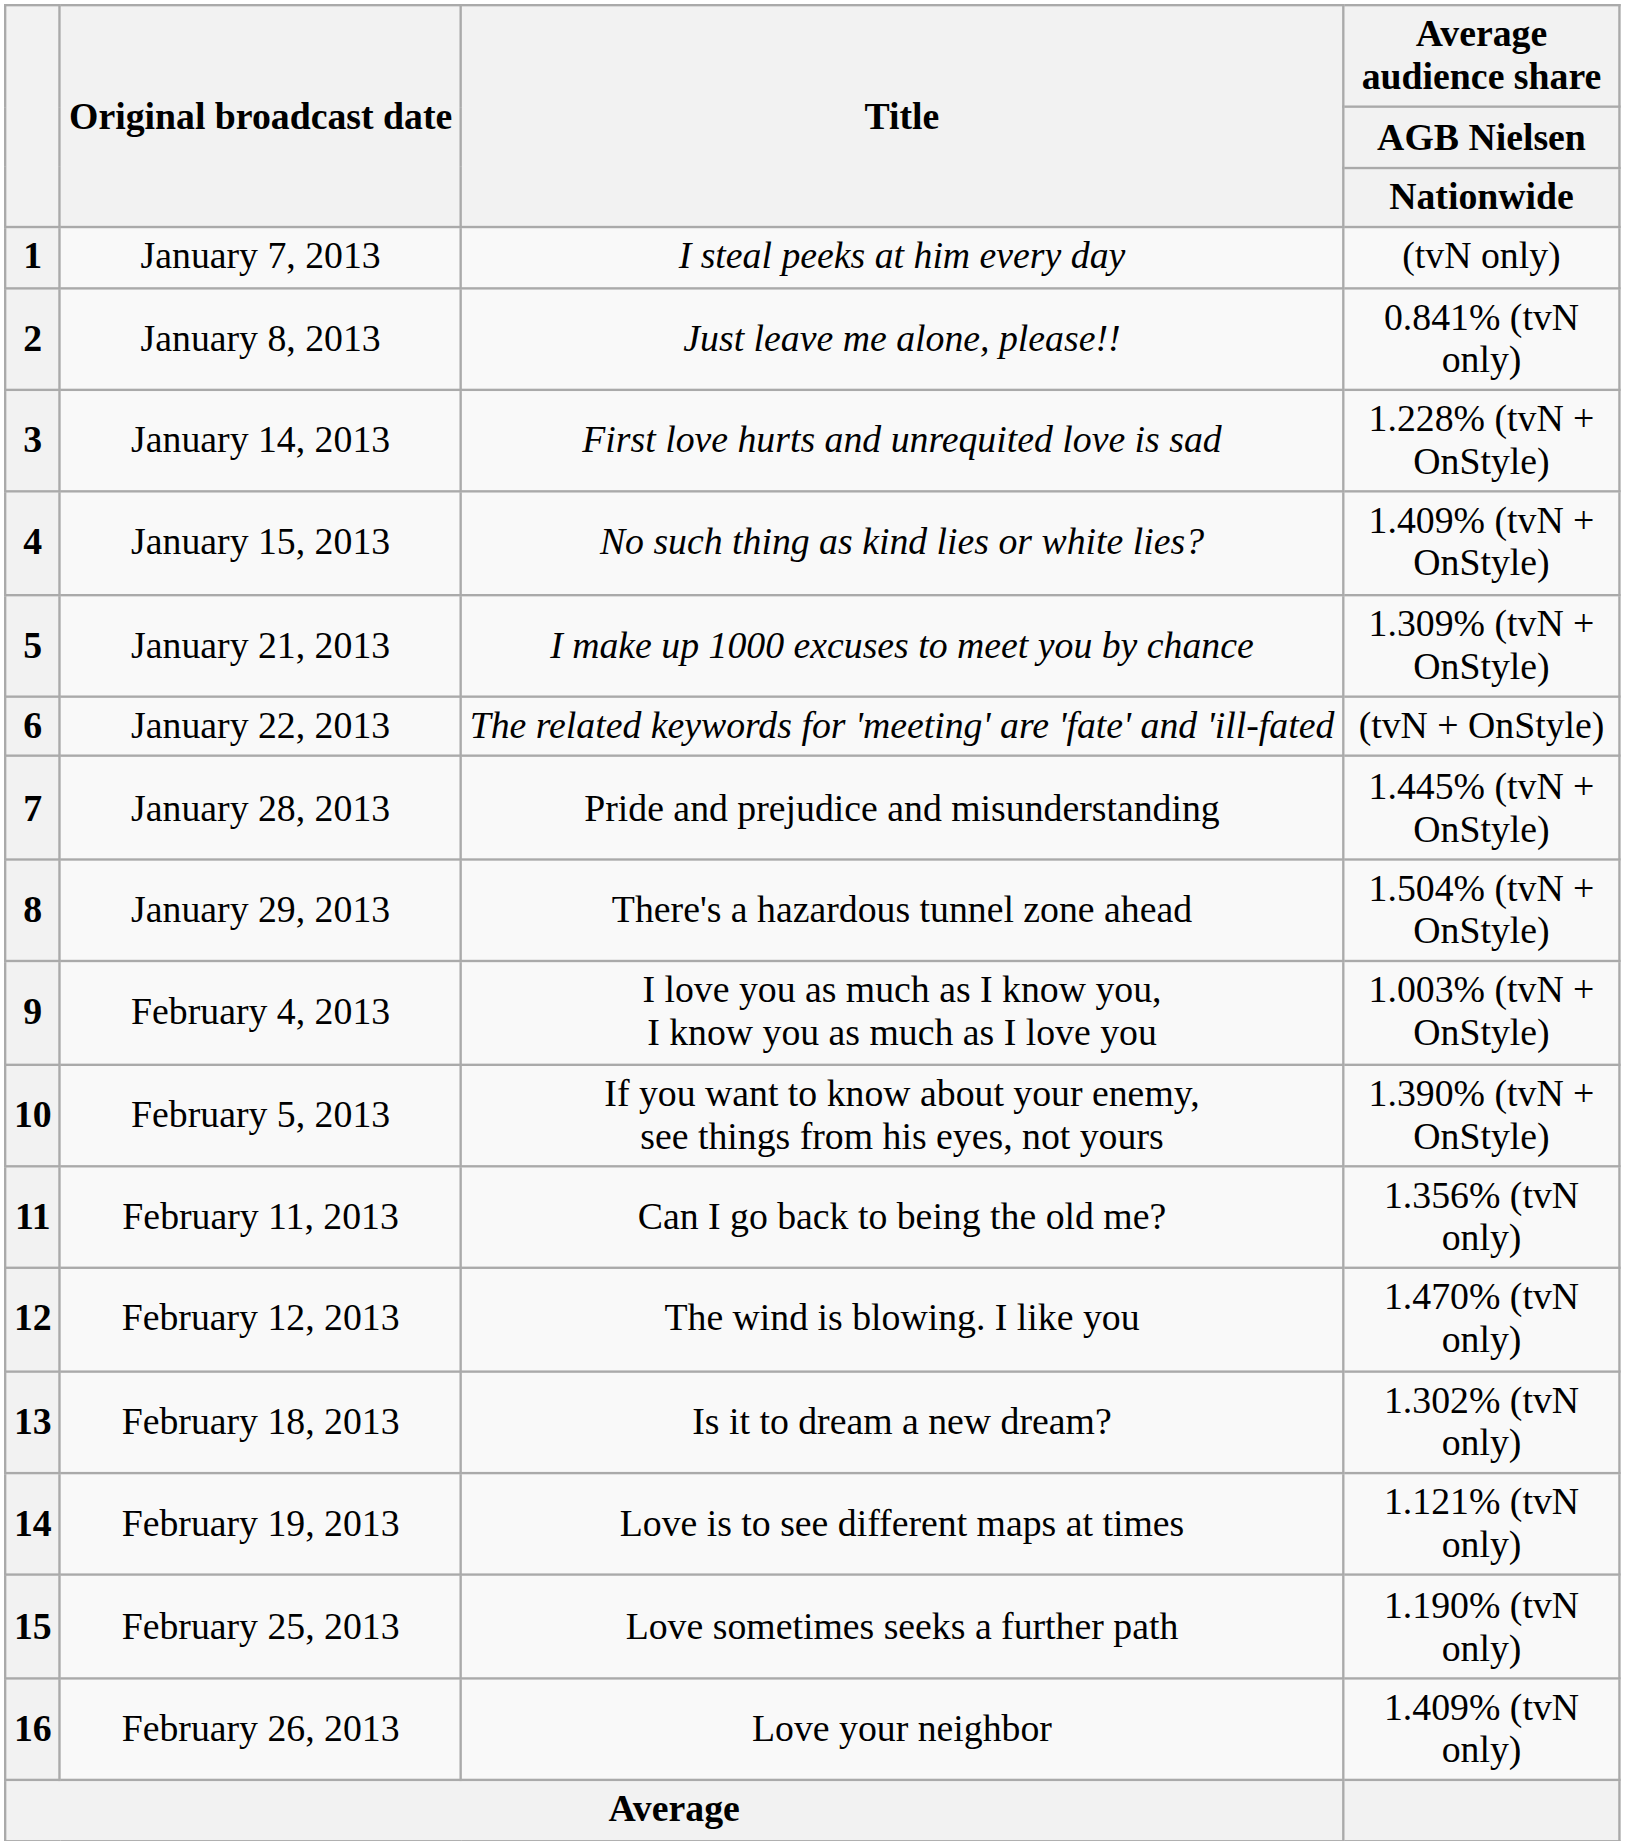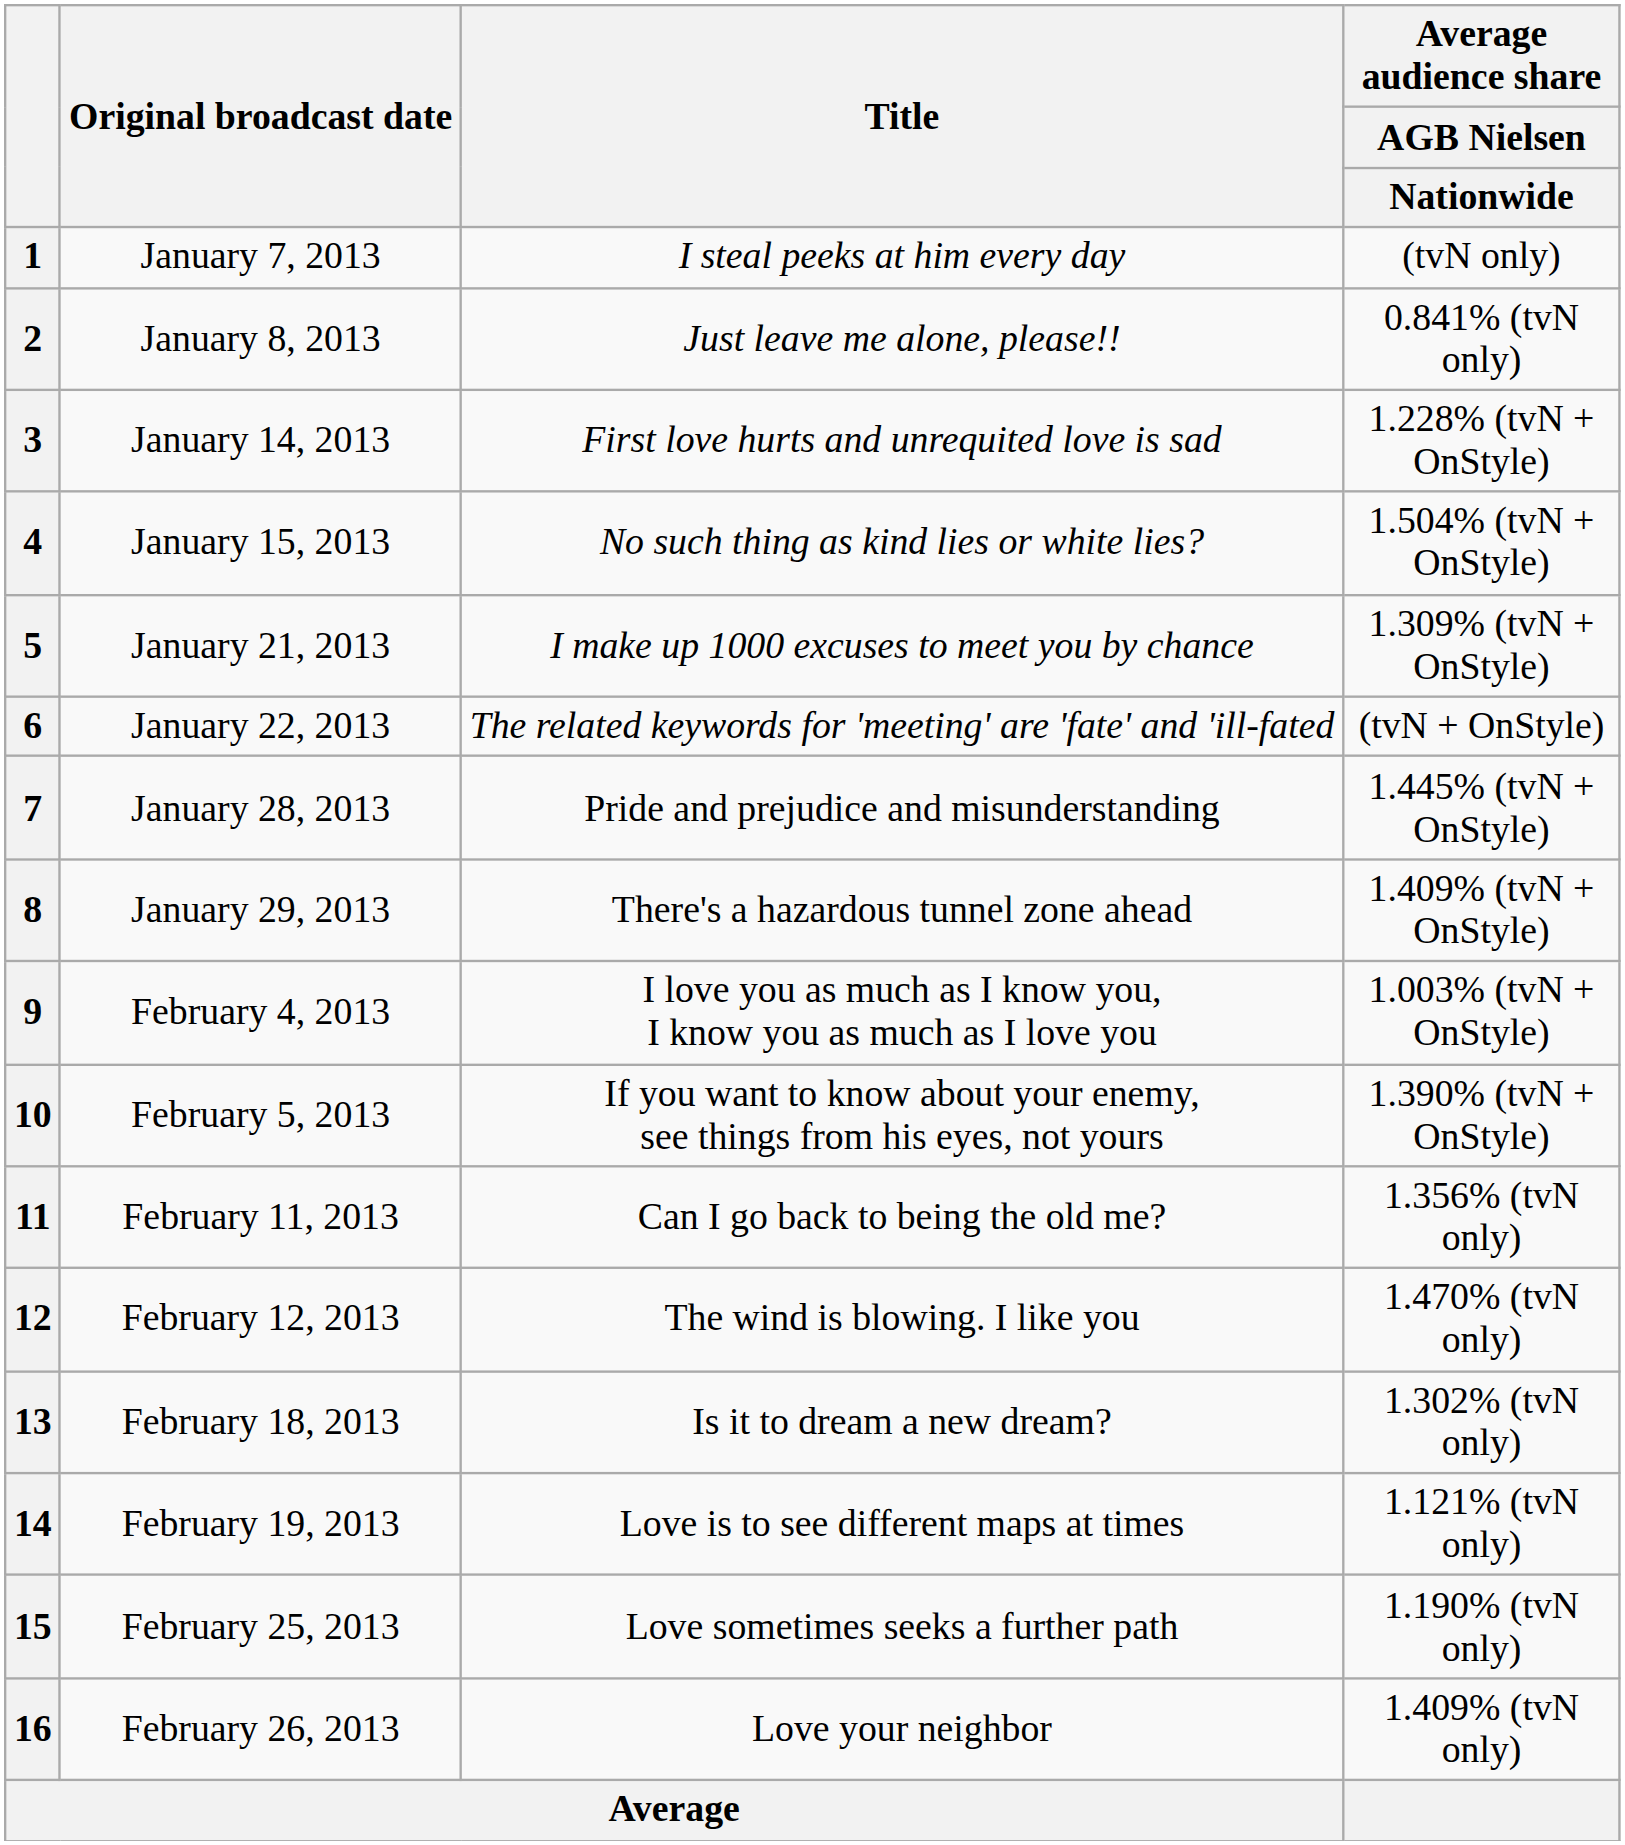(1482, 542) 1.409% (tvN + OnStyle) -> (1482, 542) 1.504% (tvN + OnStyle)
(1482, 909) 1.504% (tvN + OnStyle) -> (1482, 909) 1.409% (tvN + OnStyle)
